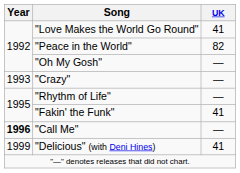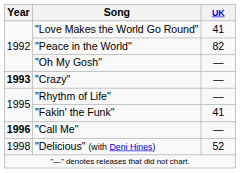(19, 79) normal -> (19, 79) bold
(19, 146) 1999 -> (19, 146) 1998
(218, 146) 41 -> (218, 146) 52
